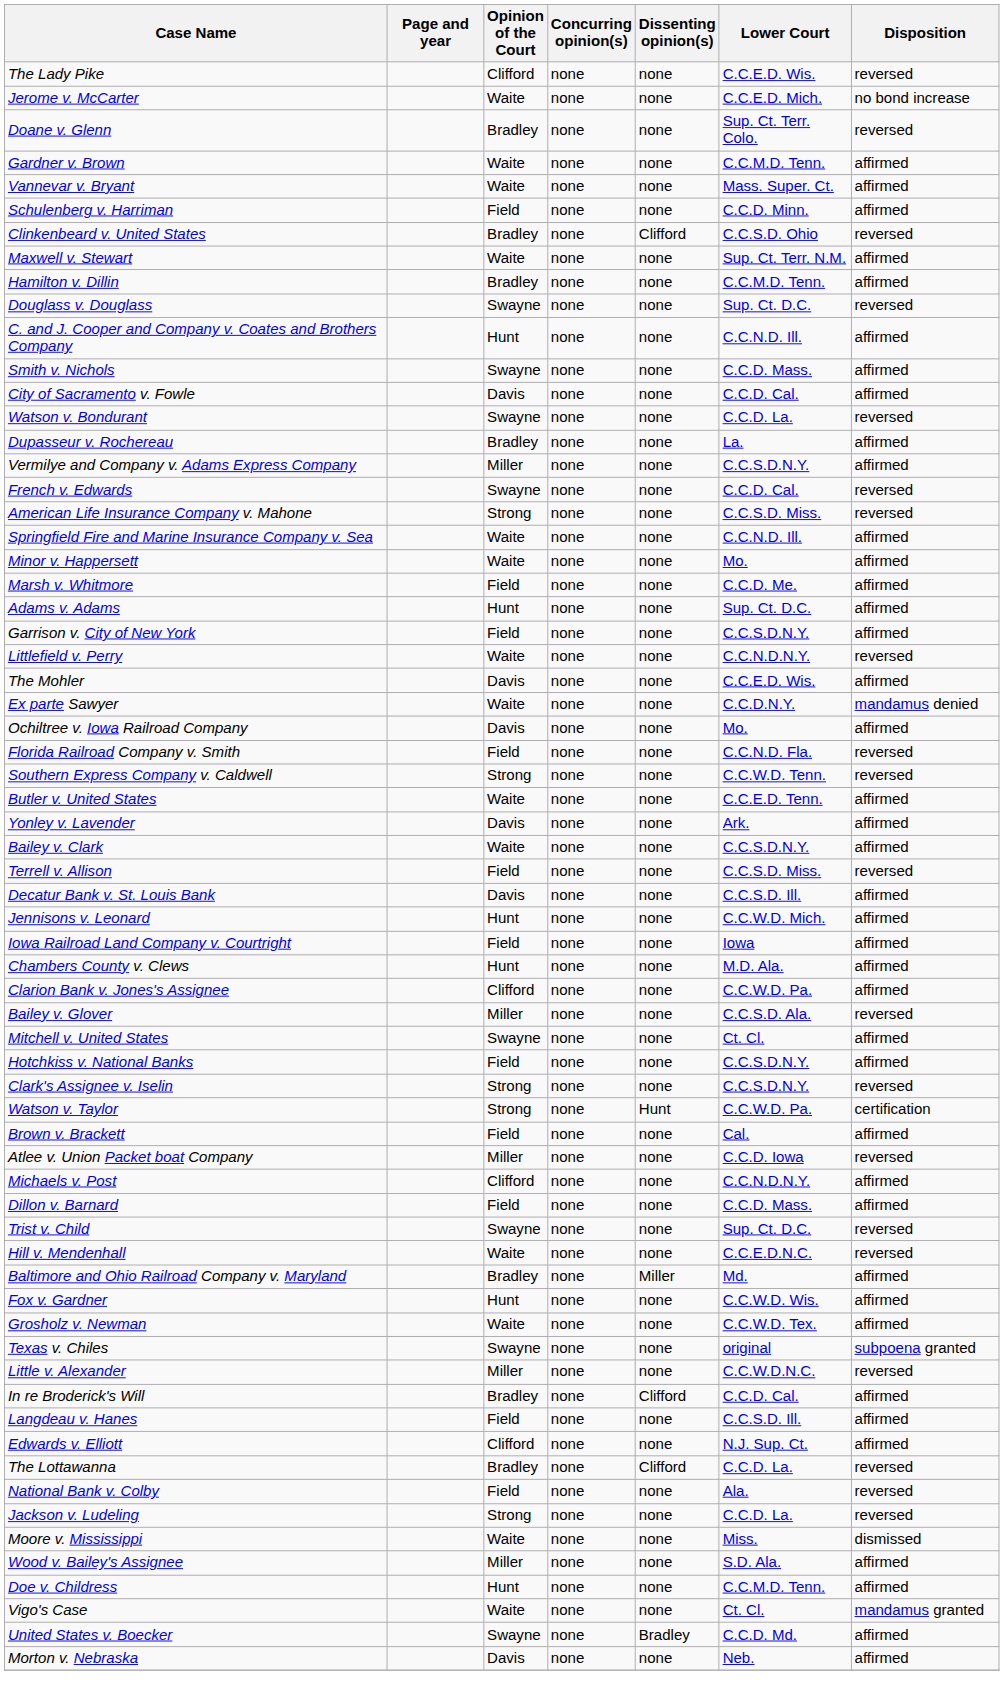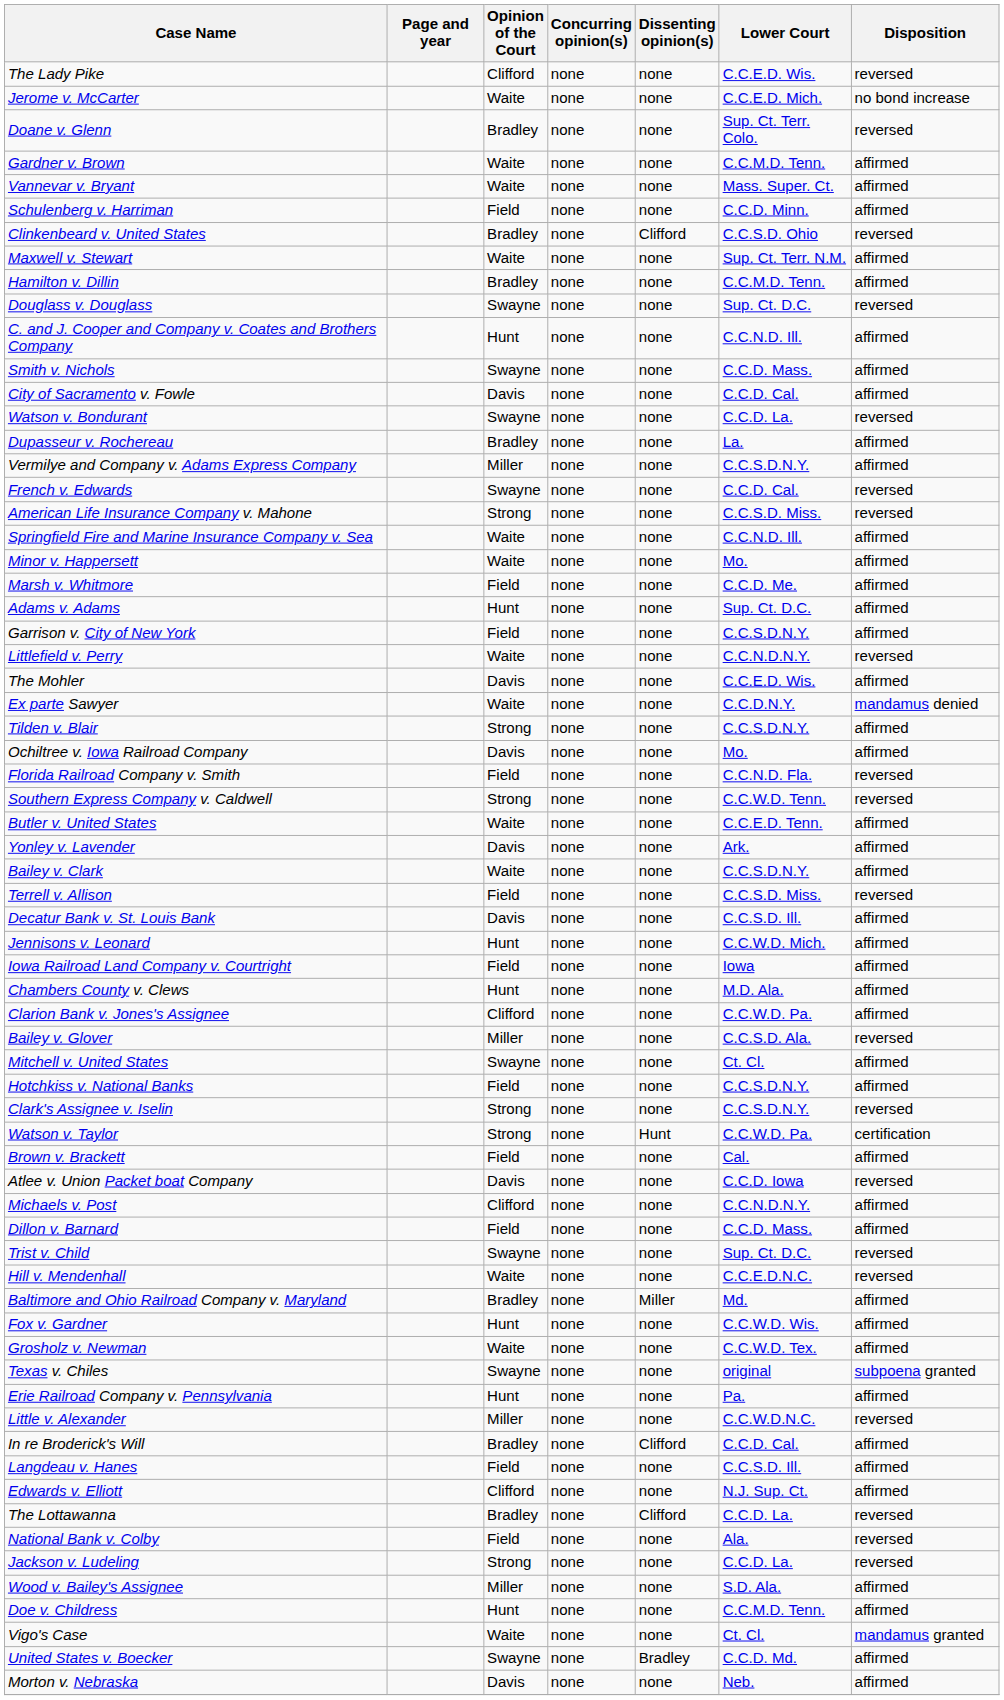+ row: (53, 728)
(505, 1157) Miller -> (506, 1181) Davis
+ row: (140, 1395)
- row: (75, 1539)
